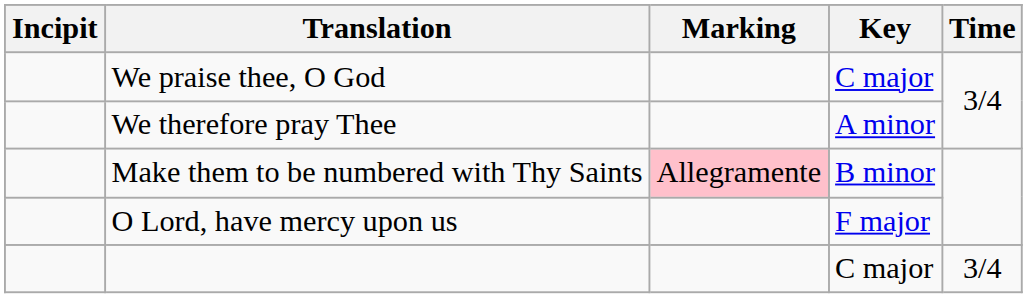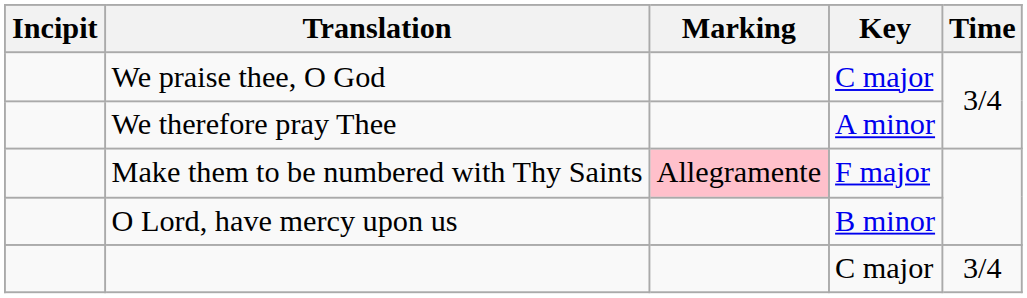(885, 172) B minor -> (883, 172) F major
(883, 220) F major -> (885, 220) B minor
